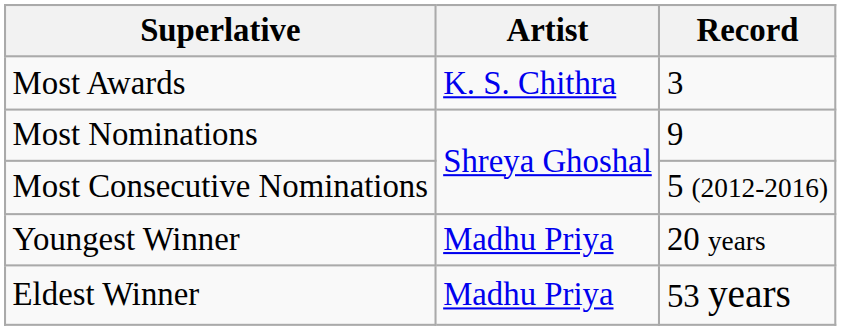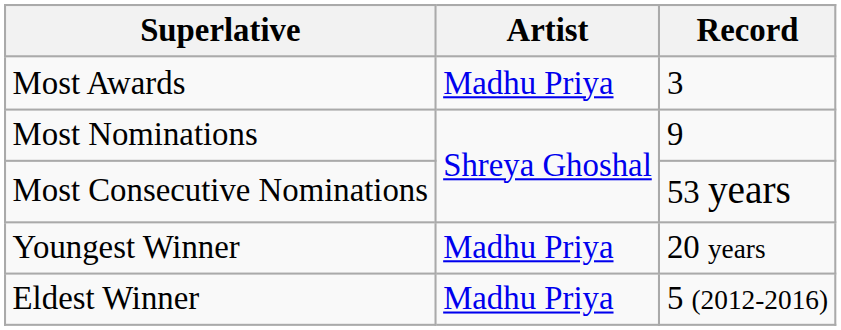(530, 82) K. S. Chithra -> (528, 82) Madhu Priya
(747, 186) 5 (2012-2016) -> (729, 190) 53 years
(729, 294) 53 years -> (747, 298) 5 (2012-2016)
